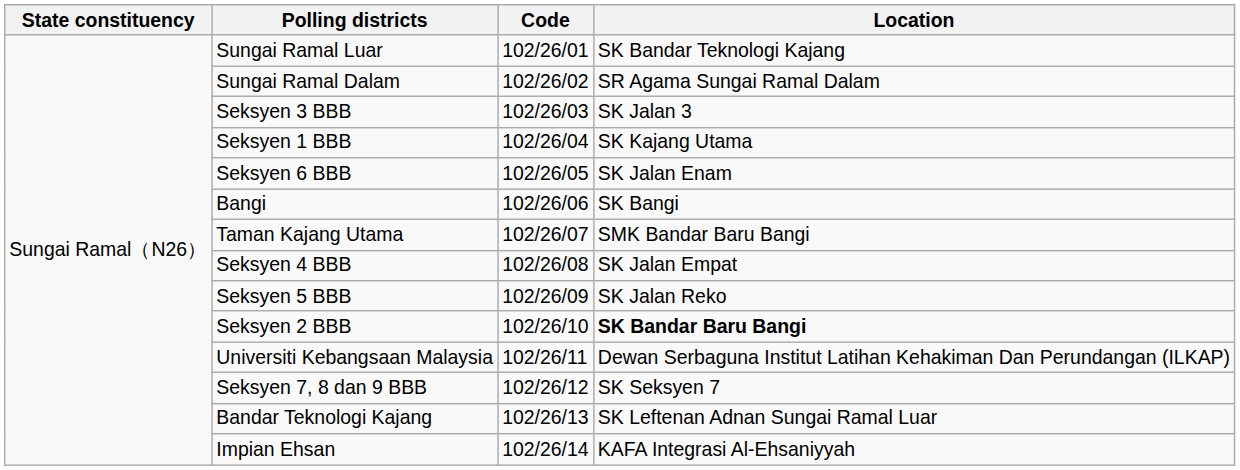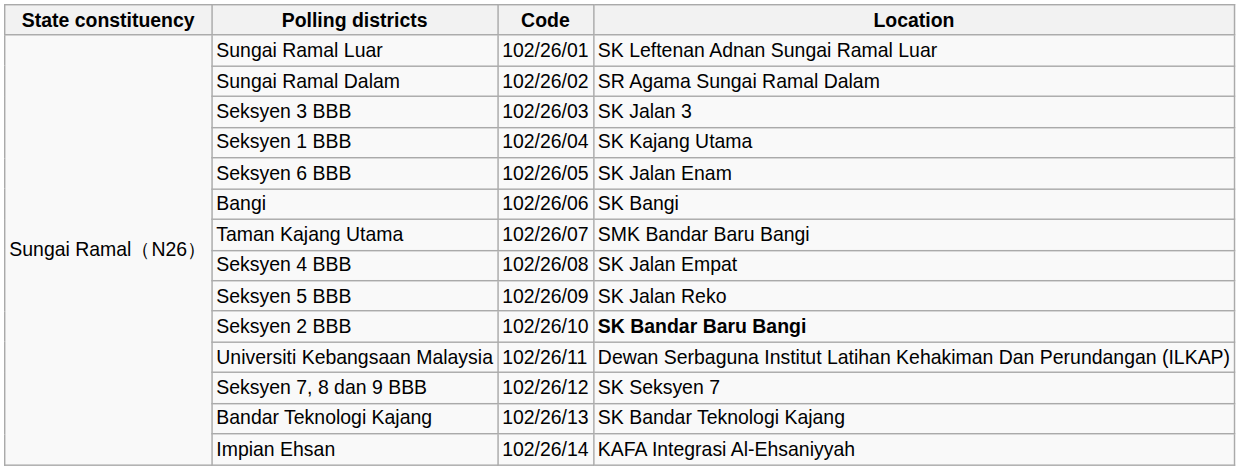(721, 50) SK Bandar Teknologi Kajang -> (768, 50) SK Leftenan Adnan Sungai Ramal Luar
(768, 418) SK Leftenan Adnan Sungai Ramal Luar -> (721, 418) SK Bandar Teknologi Kajang
